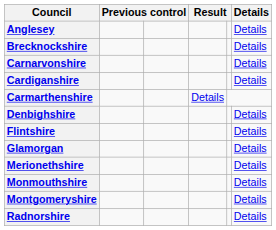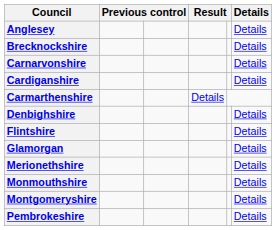+ row: (46, 217)
- row: (38, 217)
